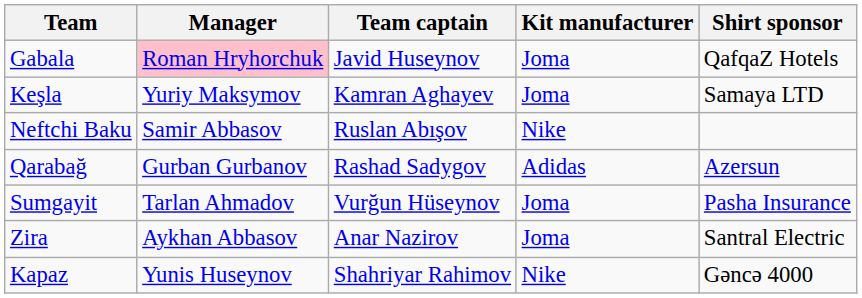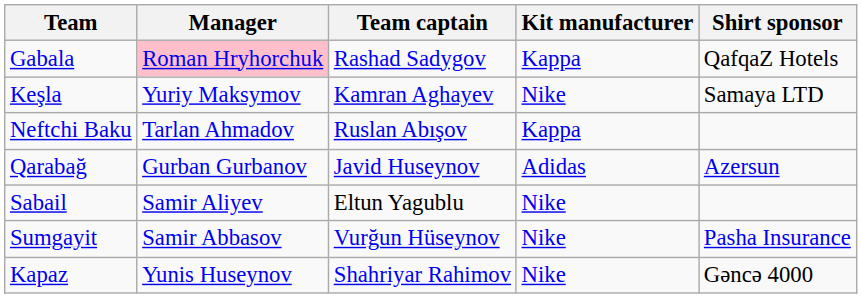(407, 58) Javid Huseynov -> (410, 58) Rashad Sadygov
(546, 58) Joma -> (551, 58) Kappa
(546, 94) Joma -> (544, 94) Nike
(212, 130) Samir Abbasov -> (218, 130) Tarlan Ahmadov
(544, 130) Nike -> (551, 130) Kappa
(410, 166) Rashad Sadygov -> (407, 166) Javid Huseynov
+ row: (38, 202)
(218, 202) Tarlan Ahmadov -> (212, 238) Samir Abbasov
(546, 202) Joma -> (544, 238) Nike
- row: (29, 238)
